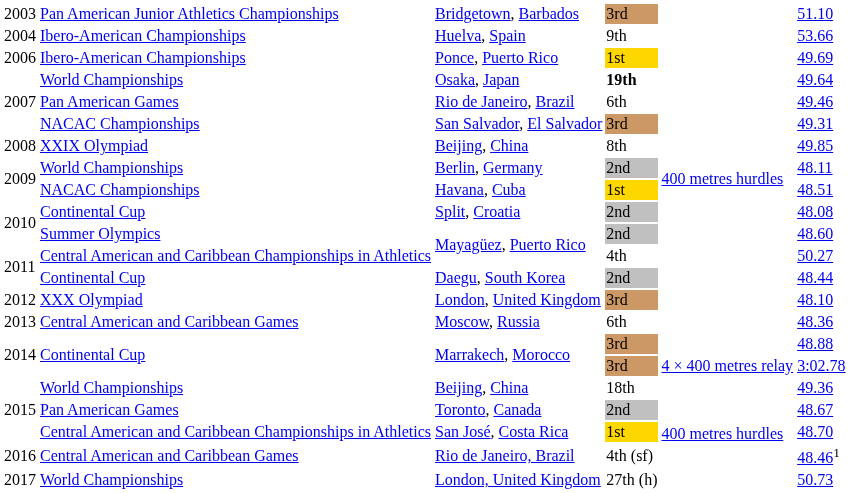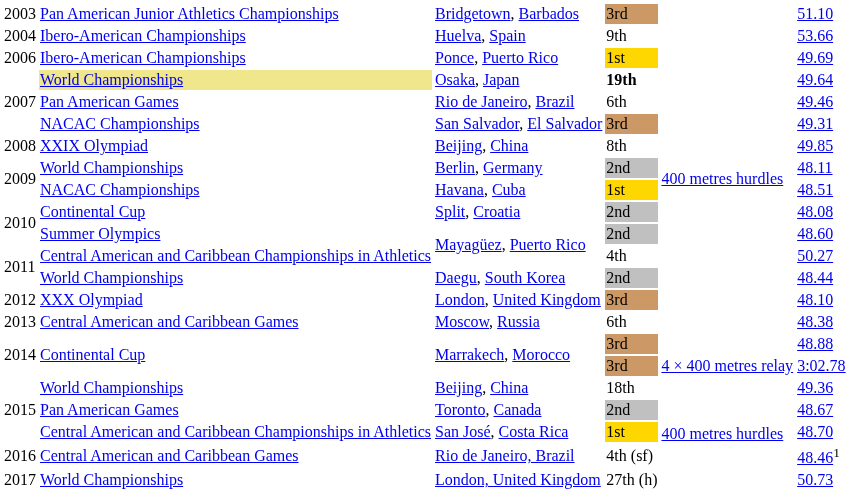(112, 80) no background -> (112, 80) khaki background
(93, 278) Continental Cup -> (112, 278) World Championships
(815, 322) 48.36 -> (815, 322) 48.38
